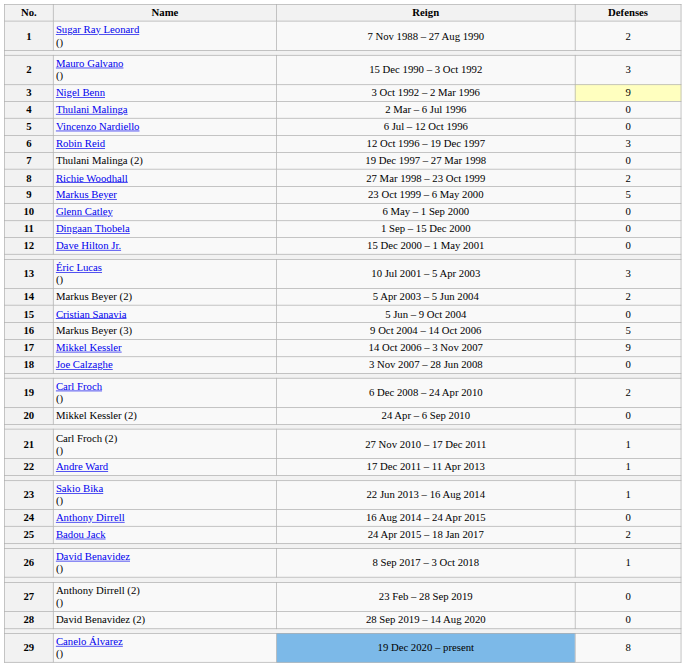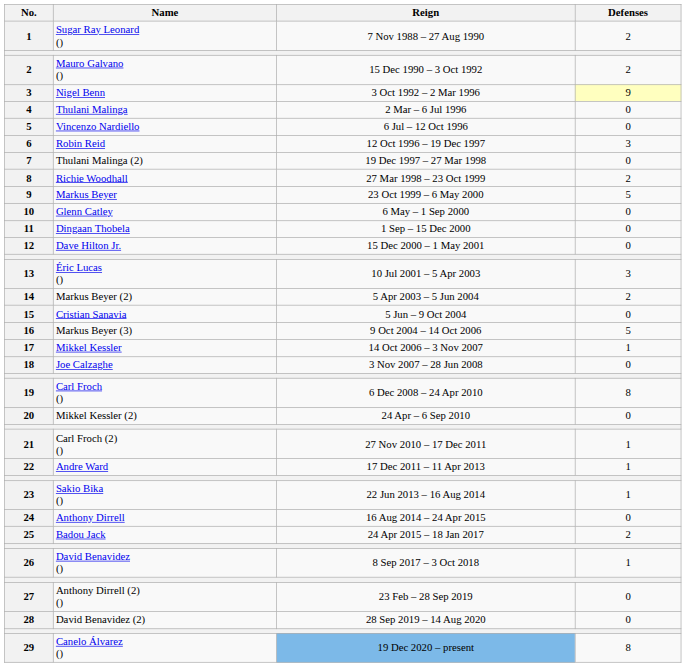(628, 70) 3 -> (628, 70) 2
(628, 348) 9 -> (628, 348) 1
(628, 393) 2 -> (628, 393) 8
